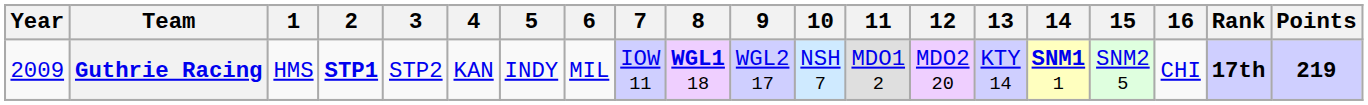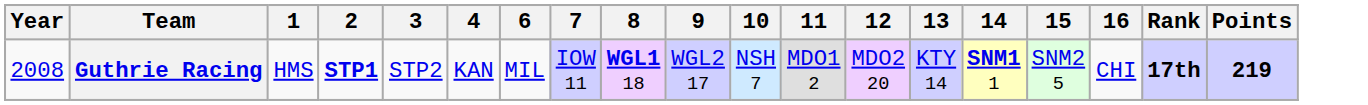- column: (531, 23)
(37, 70) 2009 -> (37, 70) 2008
